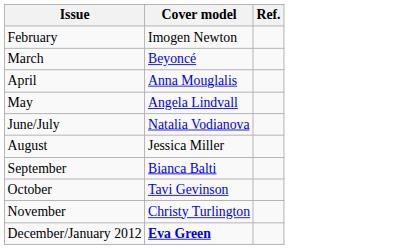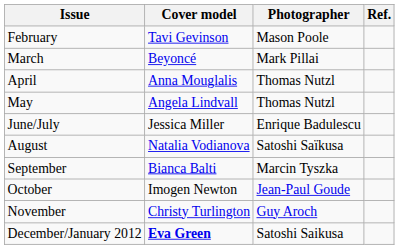+ column: (309, 15)
(193, 37) Imogen Newton -> (188, 37) Tavi Gevinson
(199, 124) Natalia Vodianova -> (186, 124) Jessica Miller
(186, 146) Jessica Miller -> (199, 146) Natalia Vodianova
(188, 189) Tavi Gevinson -> (193, 189) Imogen Newton
